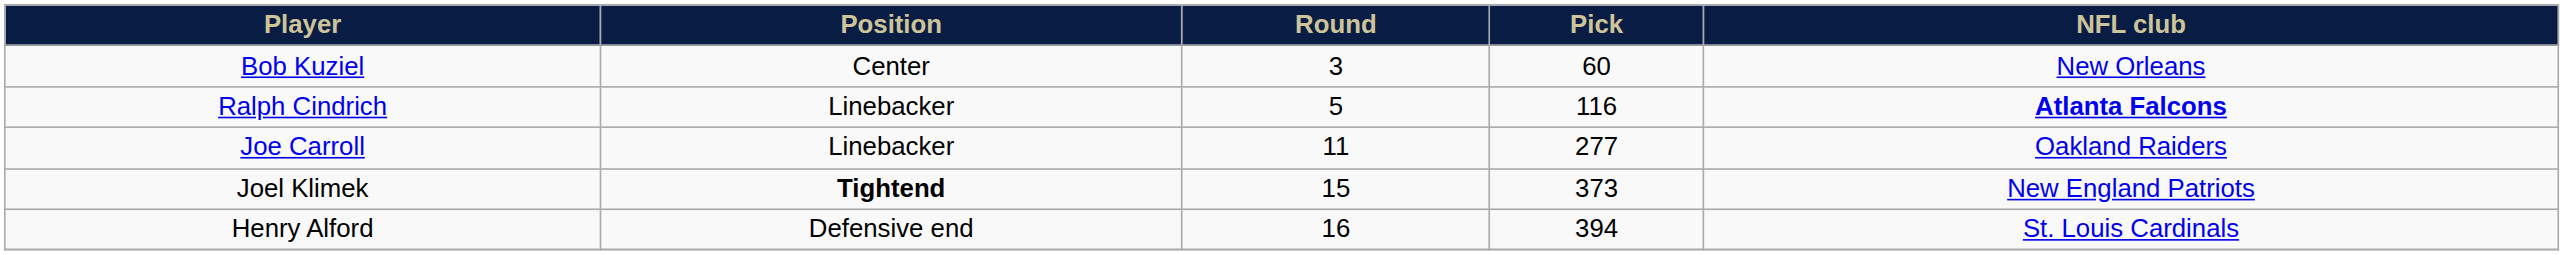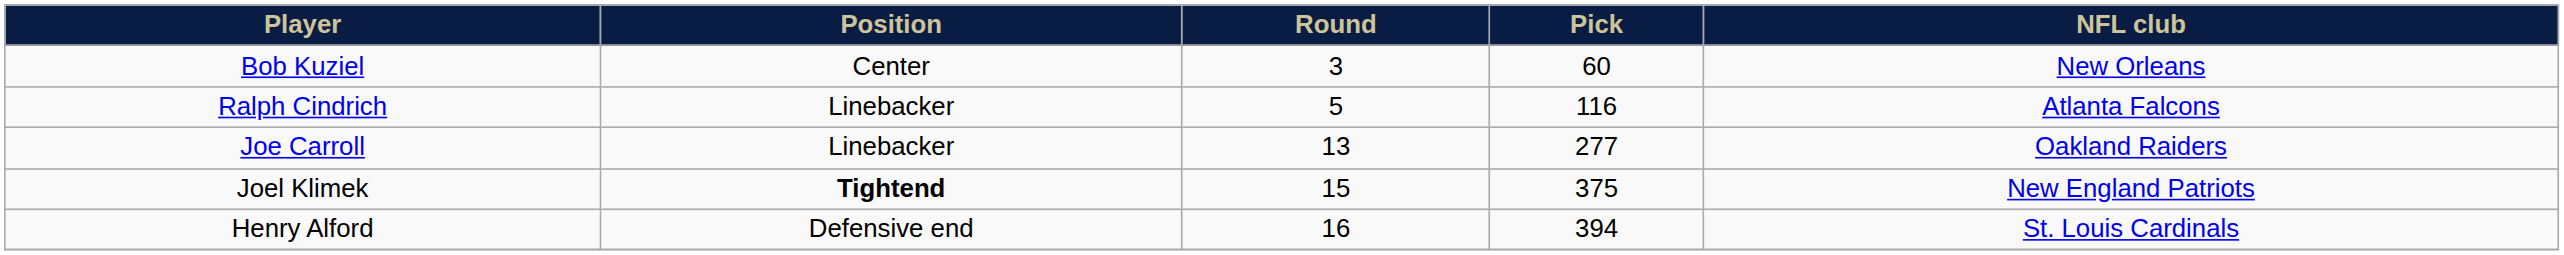(2131, 106) bold -> (2131, 106) normal
(1336, 147) 11 -> (1336, 147) 13
(1597, 188) 373 -> (1597, 188) 375
